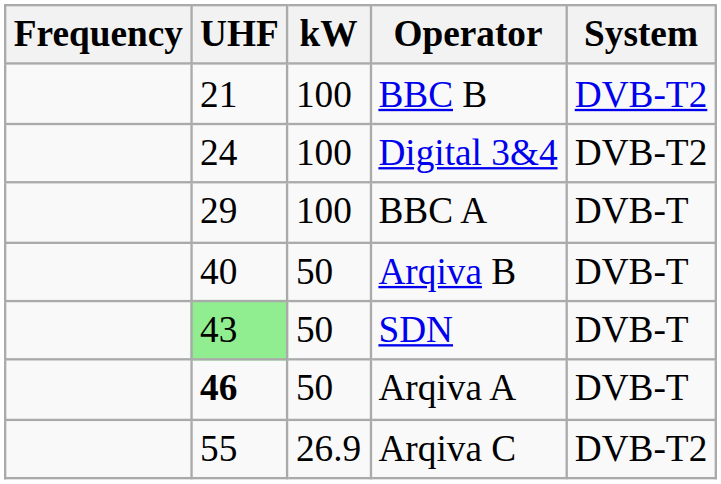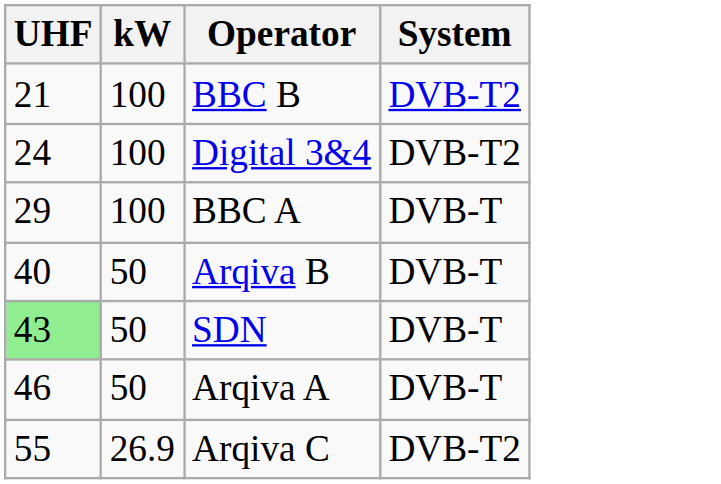- column: (98, 34)
(219, 388) bold -> (32, 388) normal
